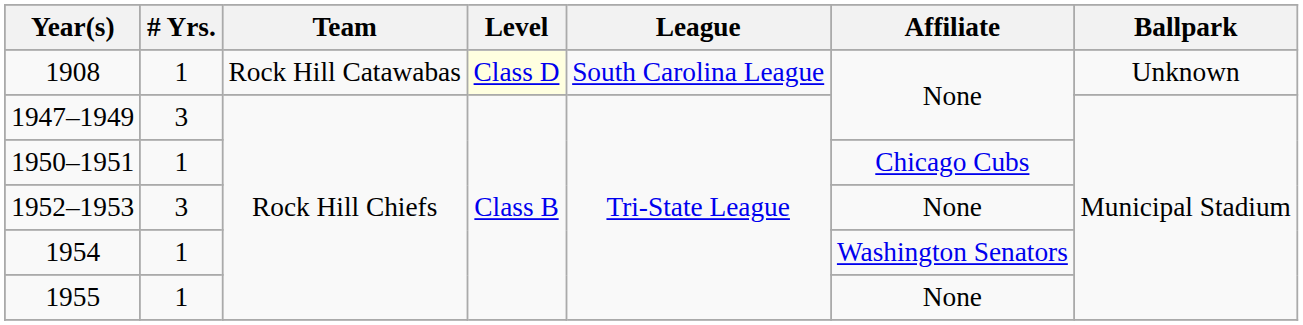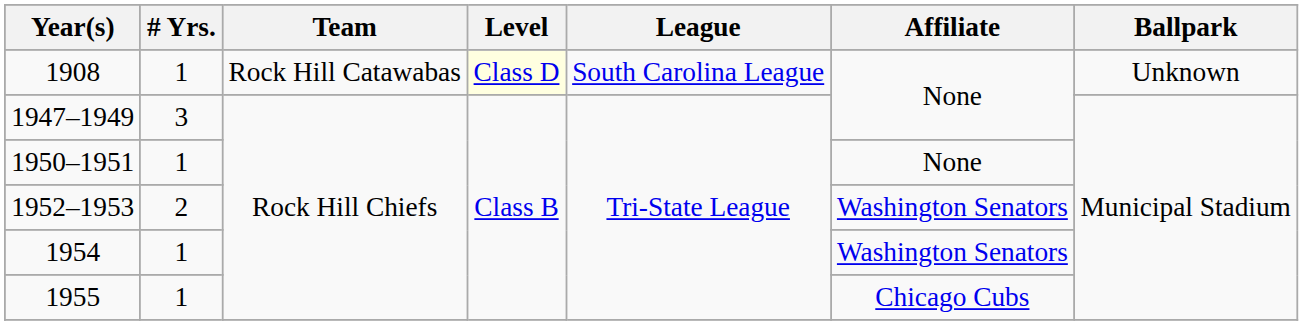(952, 162) Chicago Cubs -> (952, 162) None
(181, 207) 3 -> (181, 207) 2
(952, 207) None -> (952, 207) Washington Senators
(952, 297) None -> (952, 297) Chicago Cubs
